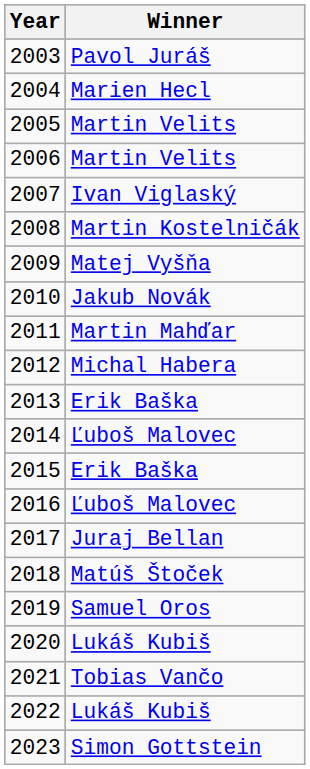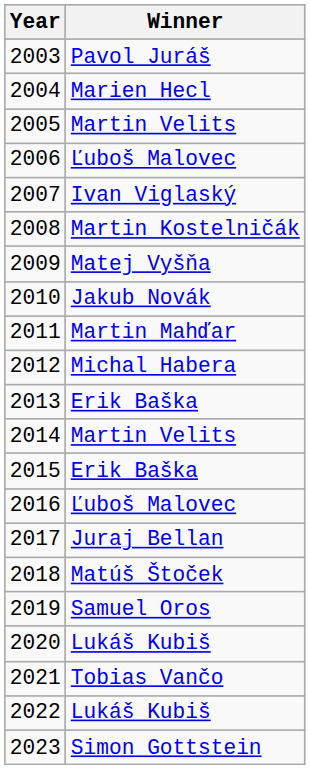(153, 160) Martin Velits -> (153, 160) Ľuboš Malovec
(153, 437) Ľuboš Malovec -> (153, 437) Martin Velits
